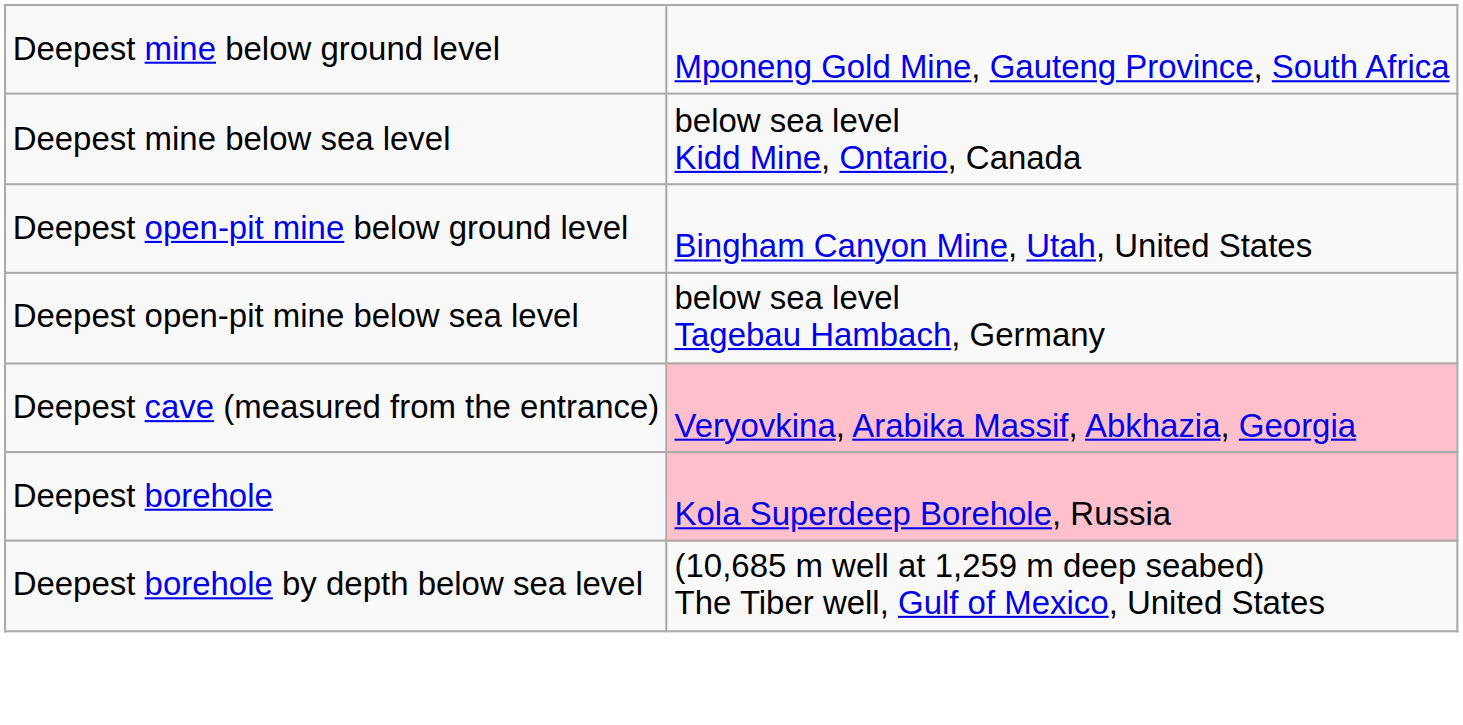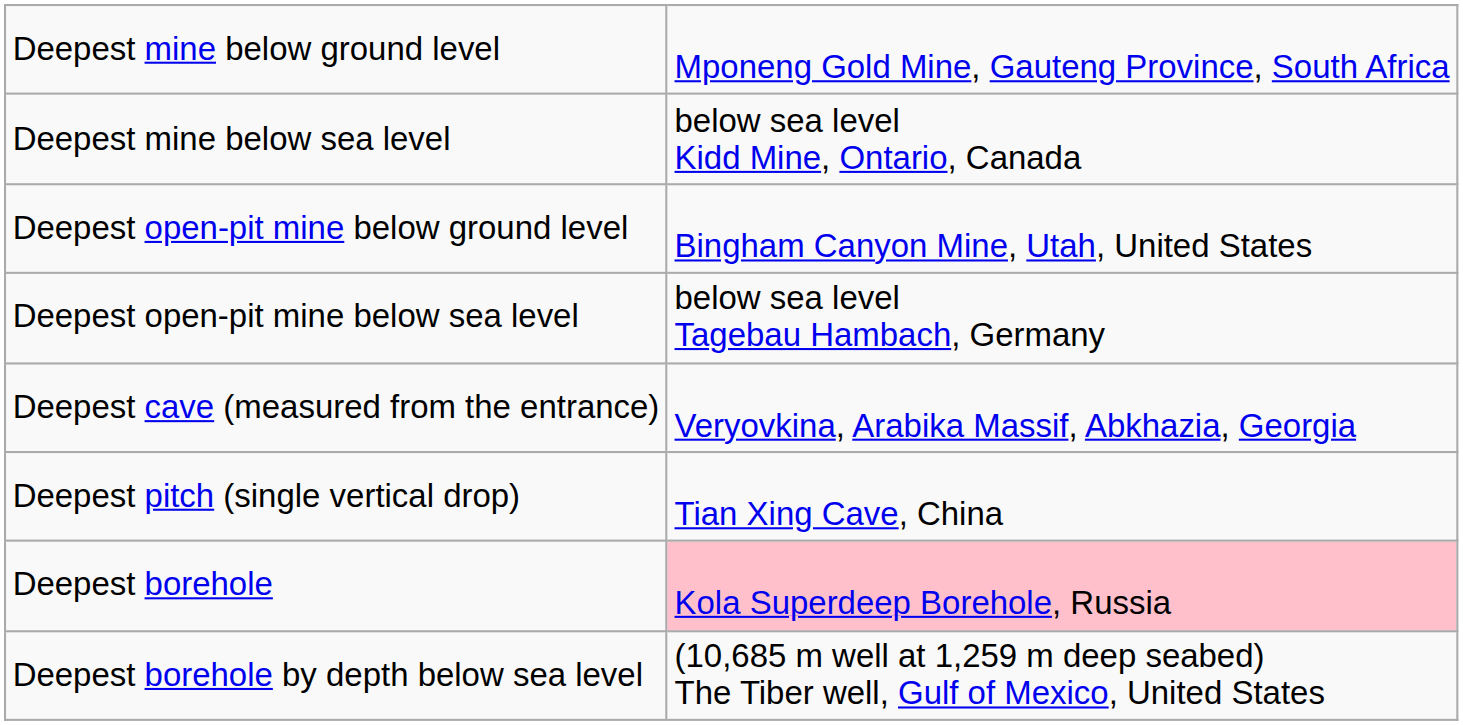(1015, 425) pink background -> (1015, 425) no background
+ row: (266, 495)
